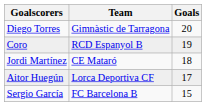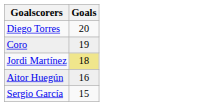- column: (120, 12)
(187, 61) no background -> (84, 61) khaki background
(187, 77) 17 -> (84, 77) 16
